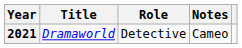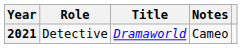columns swapped: (79, 14) <-> (154, 14)
